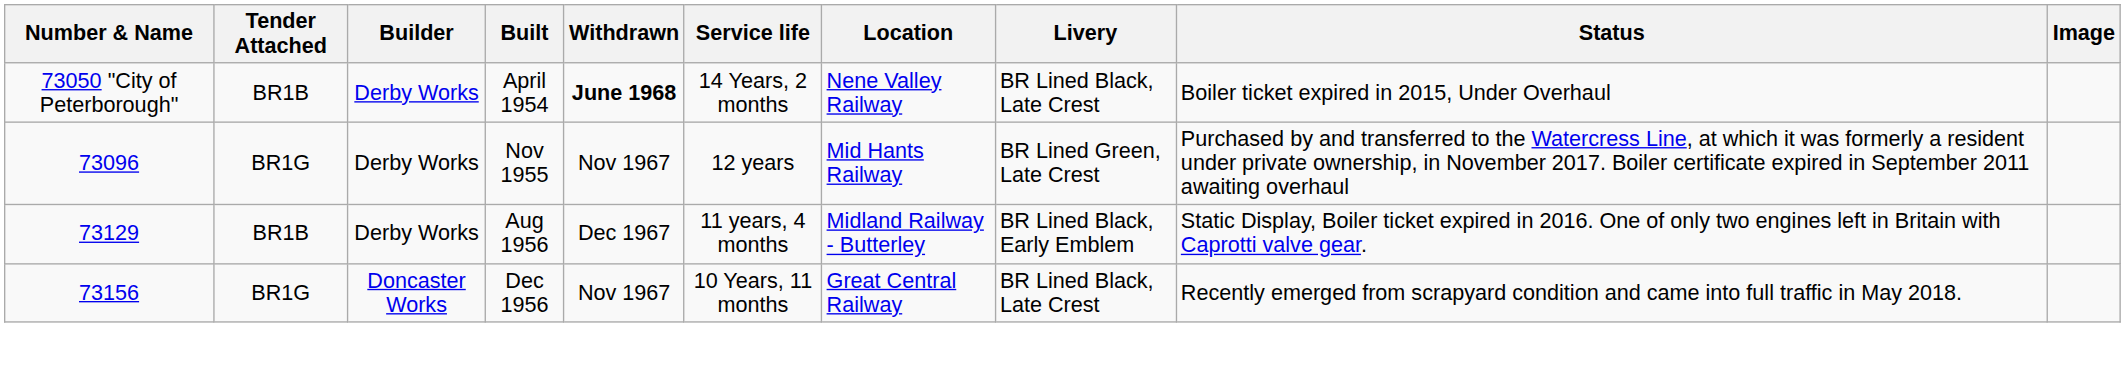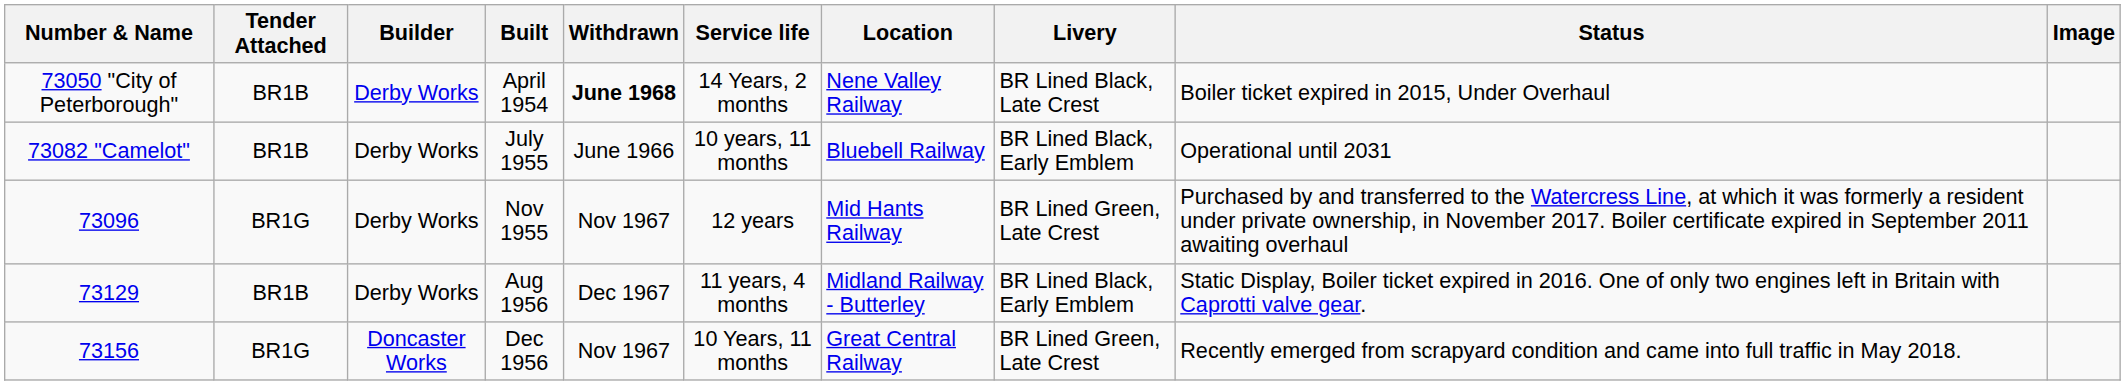+ row: (524, 150)
(1077, 292) BR Lined Black, Late Crest -> (1080, 350) BR Lined Green, Late Crest
